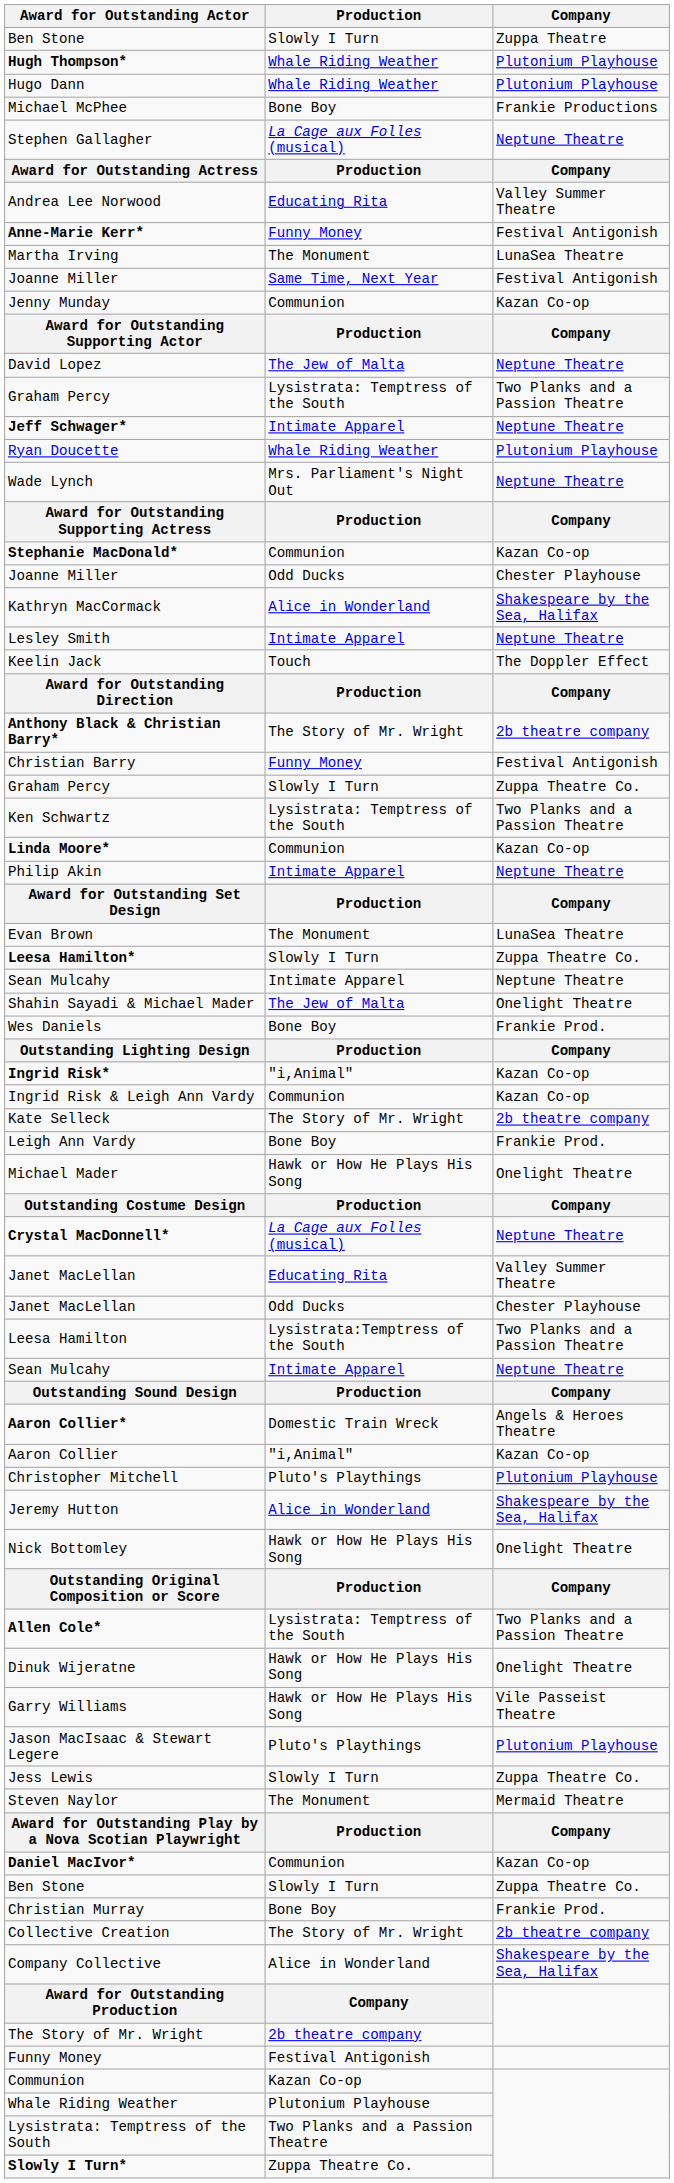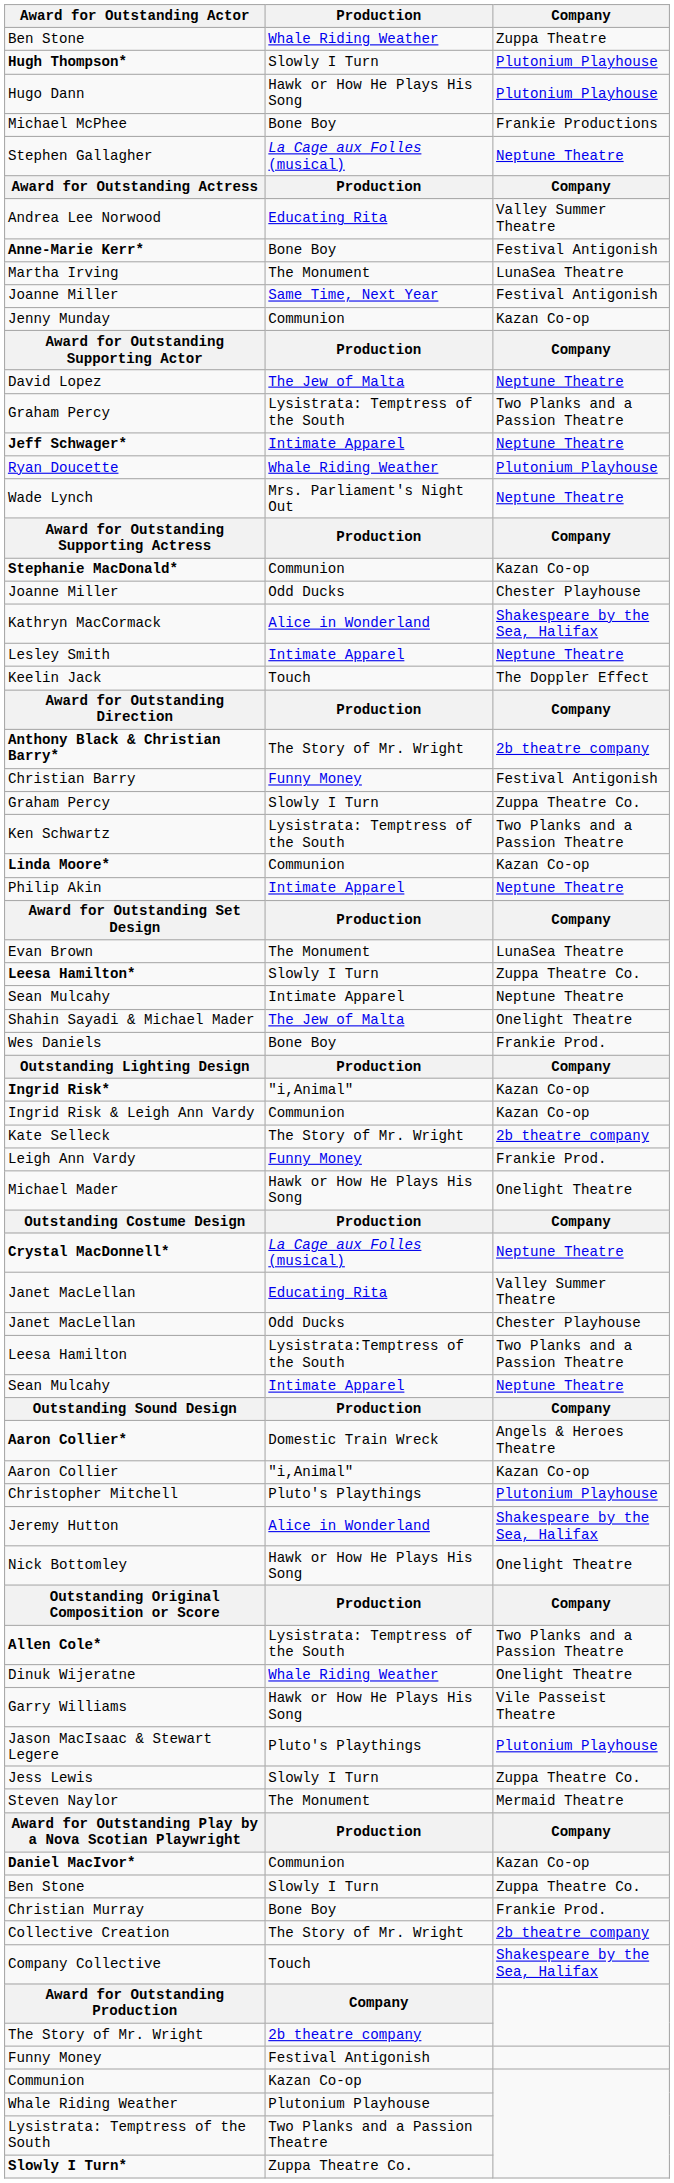(324, 39) Slowly I Turn -> (353, 39) Whale Riding Weather
(353, 62) Whale Riding Weather -> (324, 62) Slowly I Turn
(353, 85) Whale Riding Weather -> (370, 94) Hawk or How He Plays His Song
(315, 234) Funny Money -> (302, 250) Bone Boy
(302, 1143) Bone Boy -> (315, 1159) Funny Money
(370, 1668) Hawk or How He Plays His Song -> (353, 1676) Whale Riding Weather
(349, 1964) Alice in Wonderland -> (290, 1964) Touch
